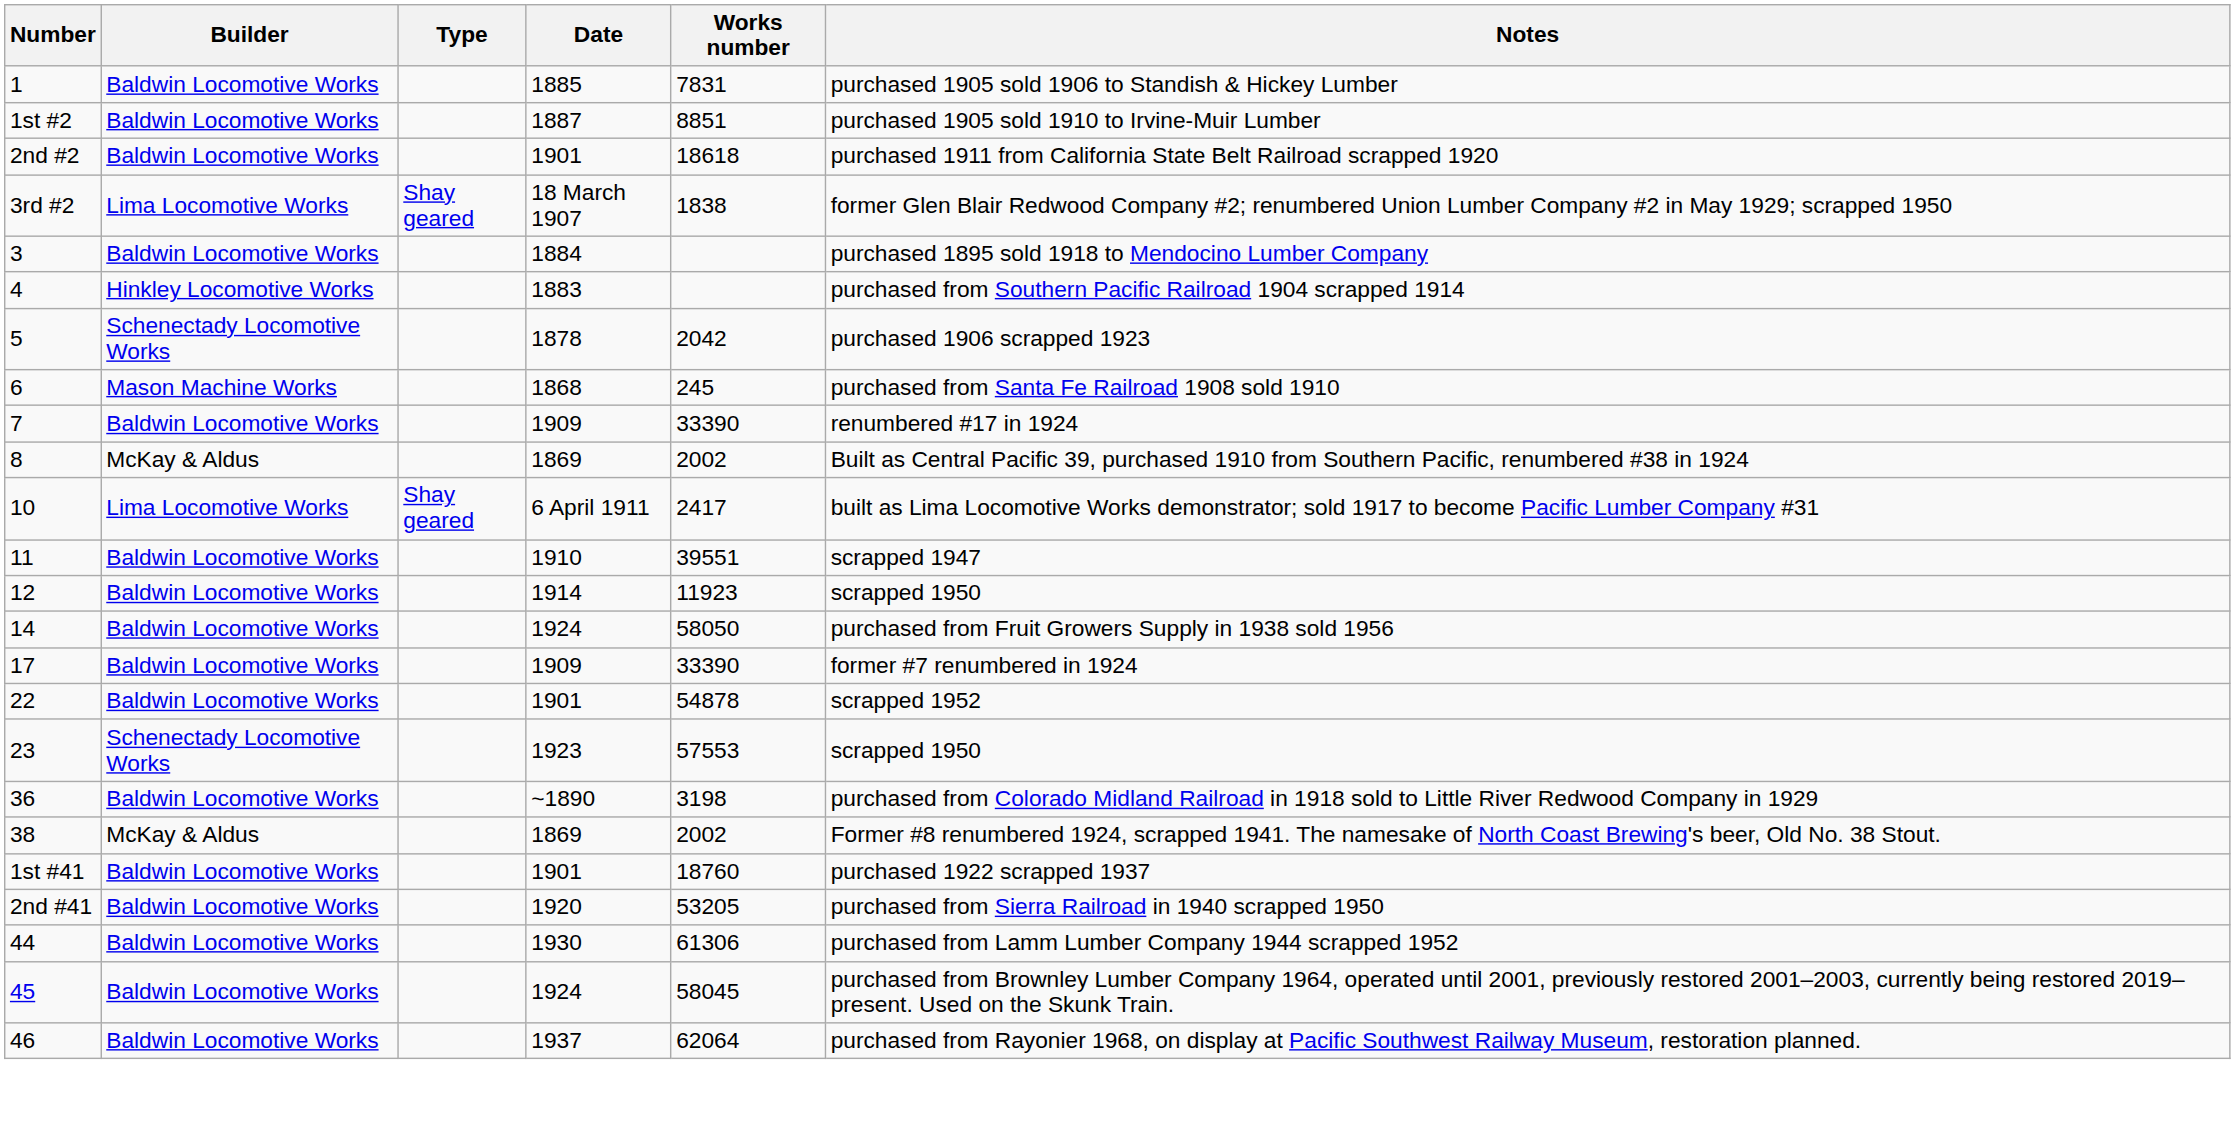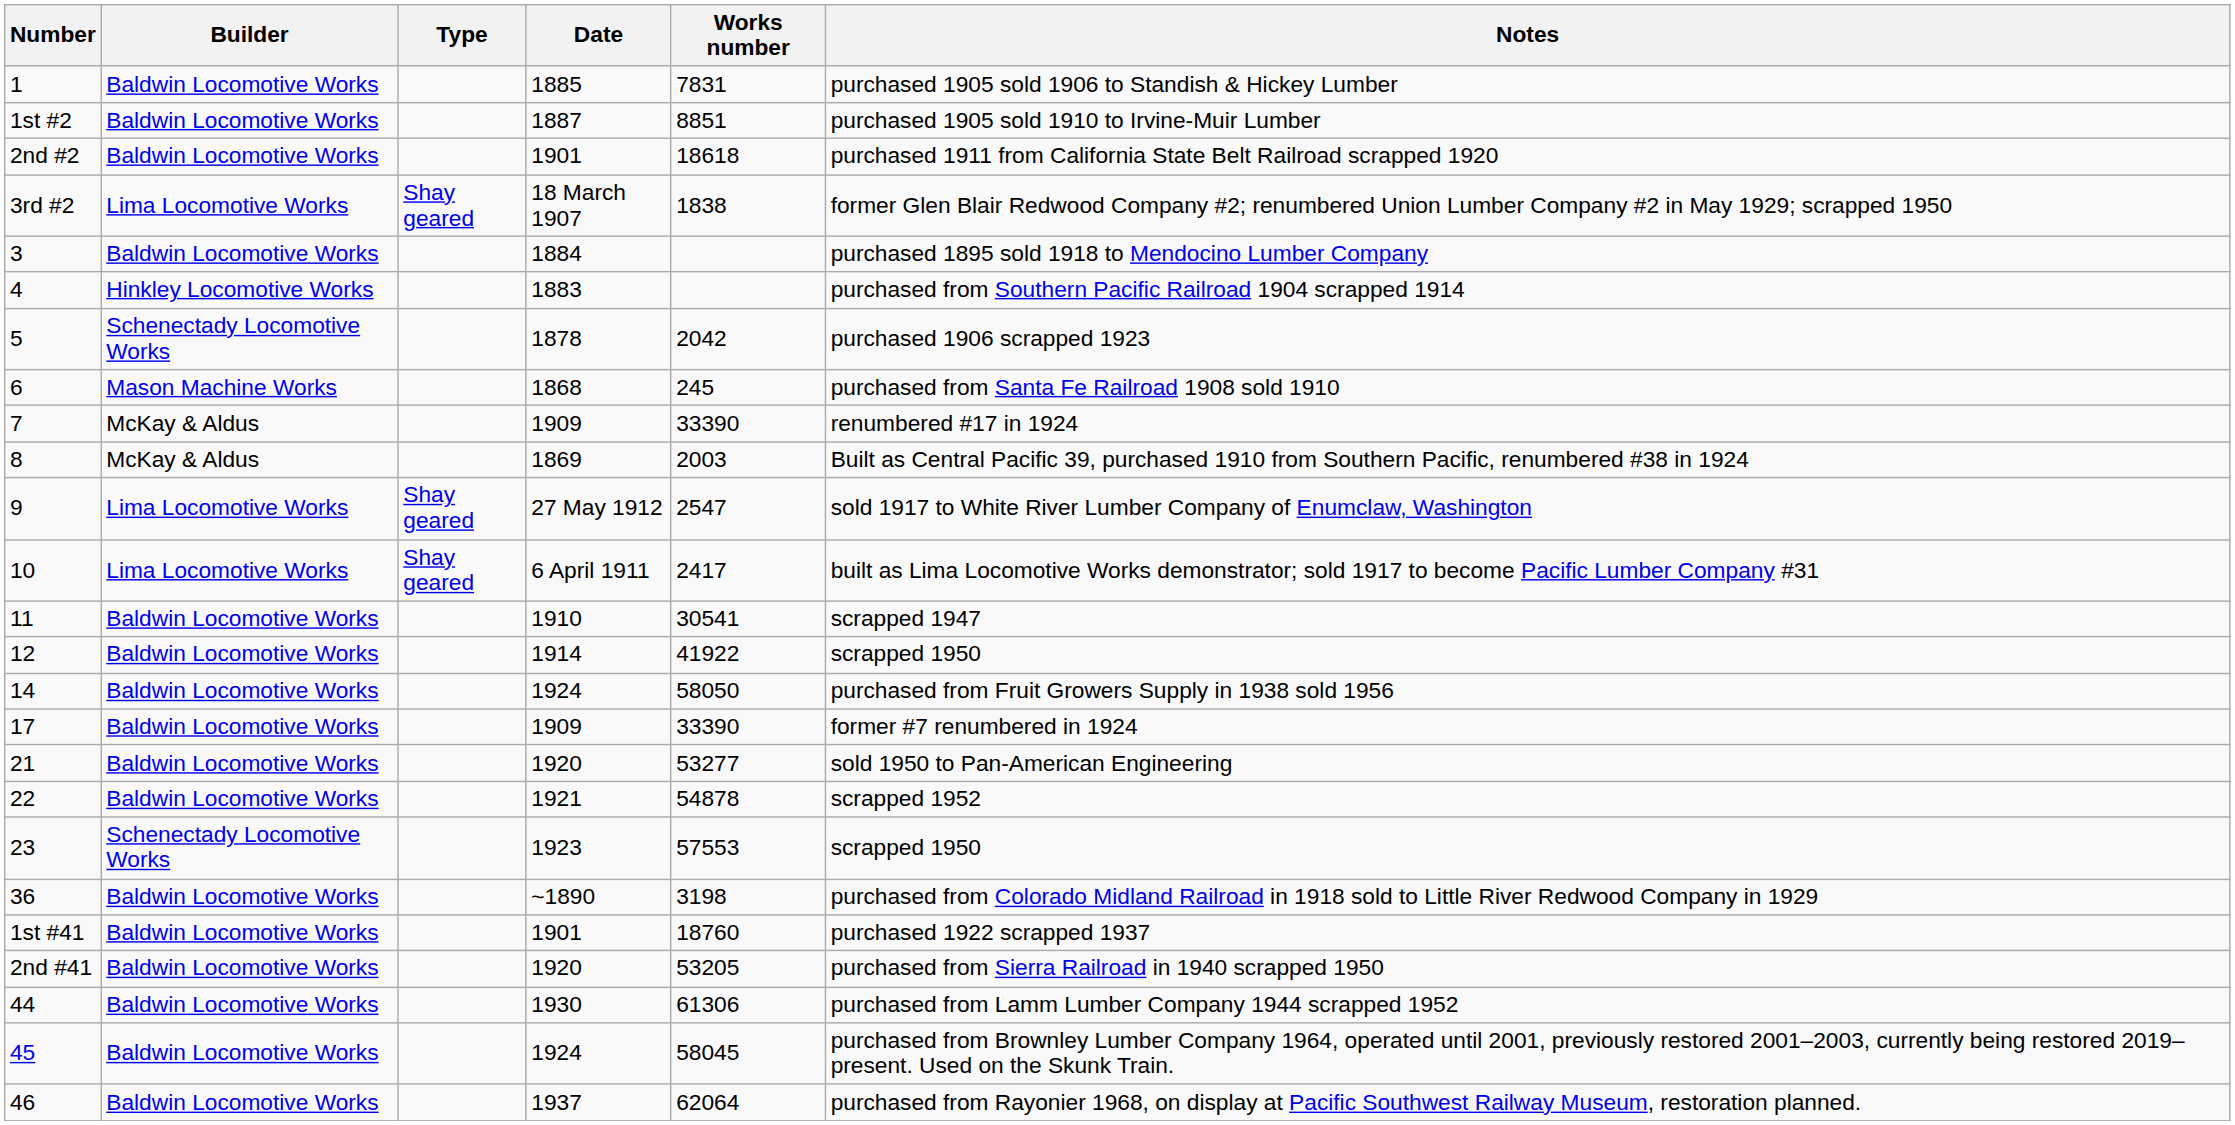(242, 423) Baldwin Locomotive Works -> (183, 423) McKay & Aldus
(701, 459) 2002 -> (701, 459) 2003
+ row: (16, 508)
(708, 557) 39551 -> (708, 618) 30541
(707, 593) 11923 -> (708, 654) 41922
+ row: (23, 762)
(557, 701) 1901 -> (557, 798) 1921
- row: (23, 834)
